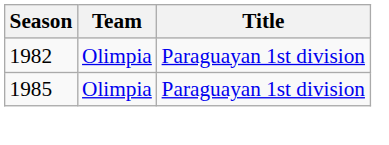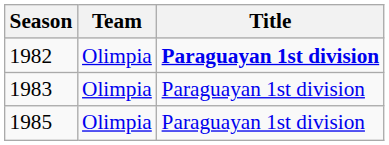(263, 55) normal -> (270, 55) bold
+ row: (31, 88)
